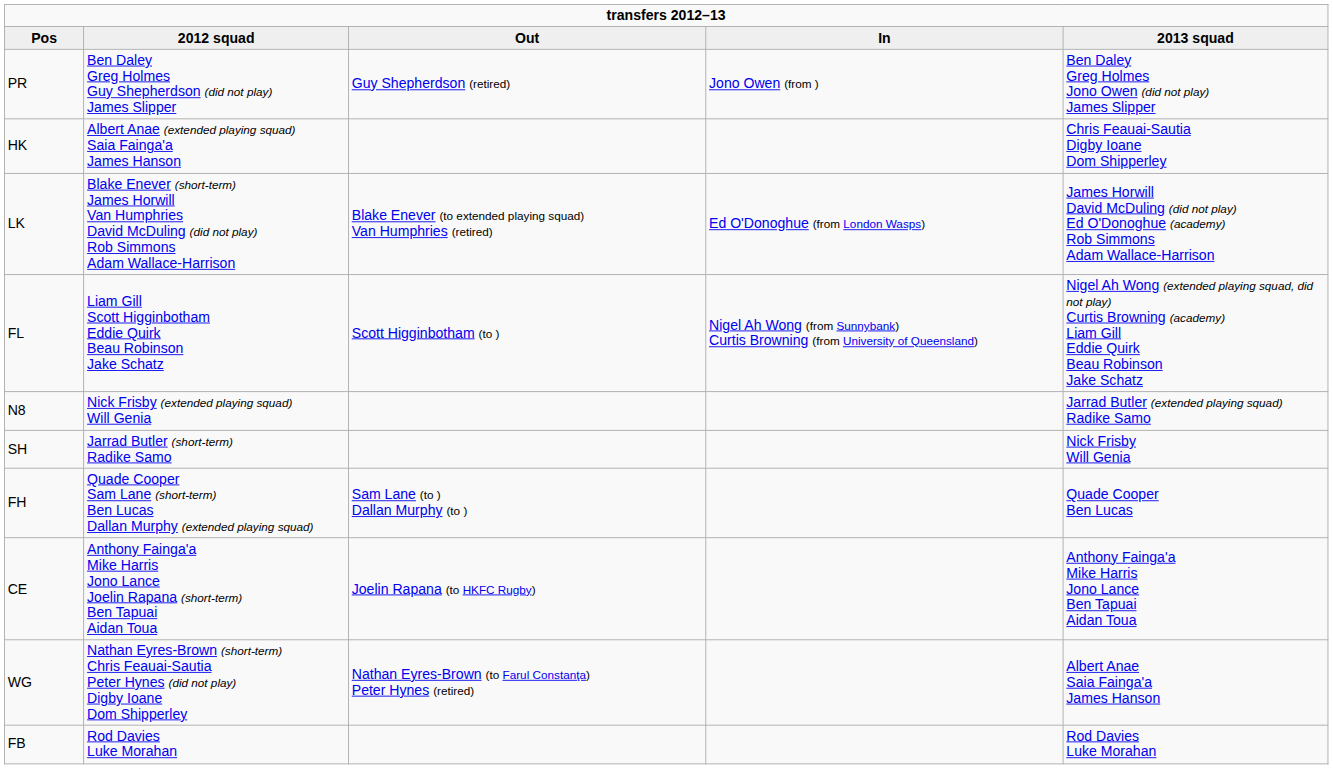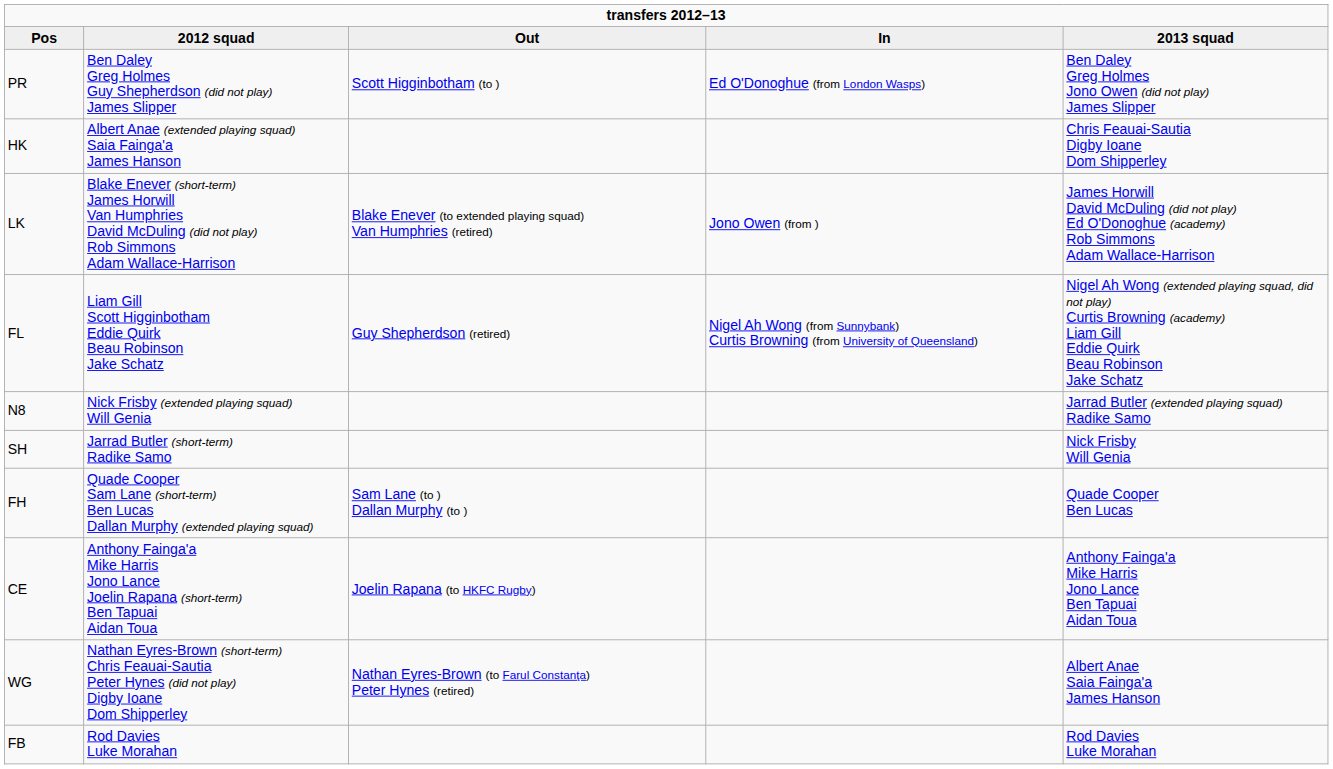(431, 84) Guy Shepherdson (retired) -> (426, 84) Scott Higginbotham (to )
(764, 84) Jono Owen (from ) -> (817, 84) Ed O'Donoghue (from London Wasps)
(817, 223) Ed O'Donoghue (from London Wasps) -> (764, 223) Jono Owen (from )
(426, 333) Scott Higginbotham (to ) -> (431, 333) Guy Shepherdson (retired)
